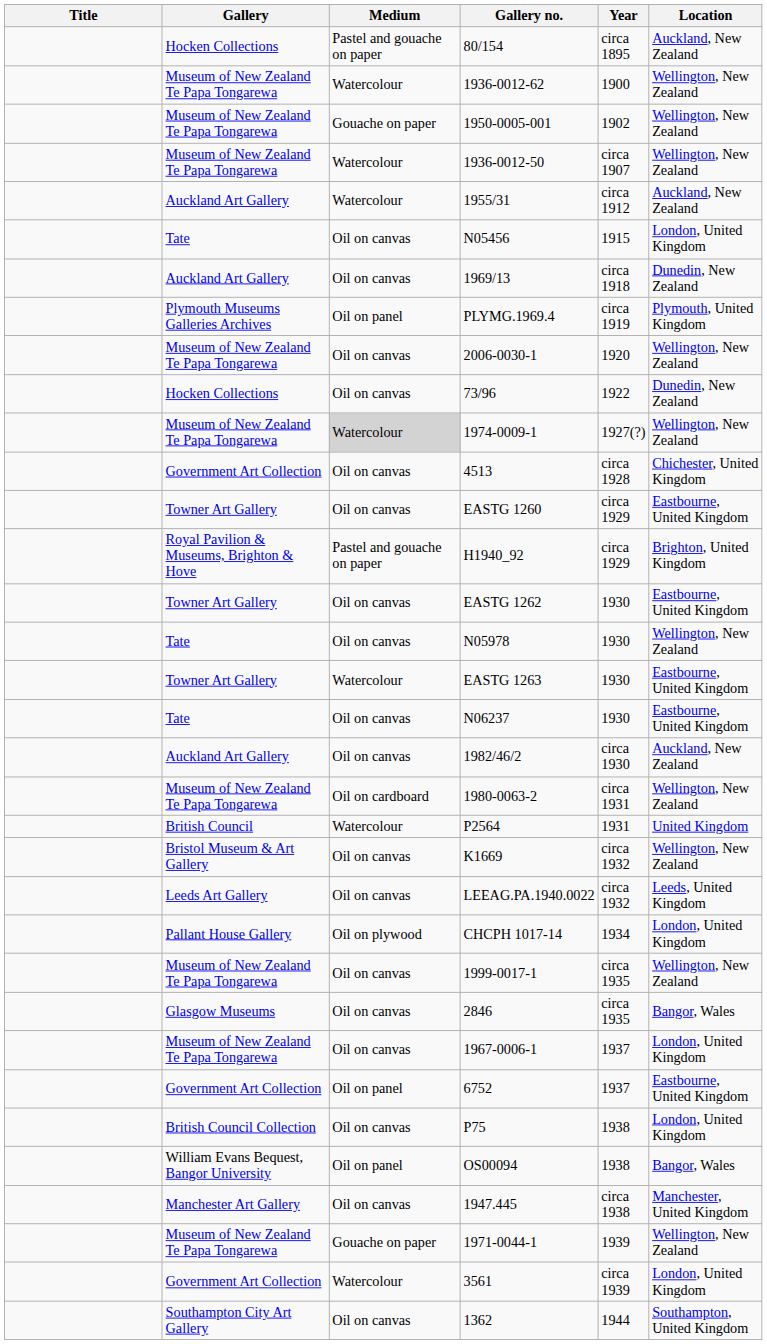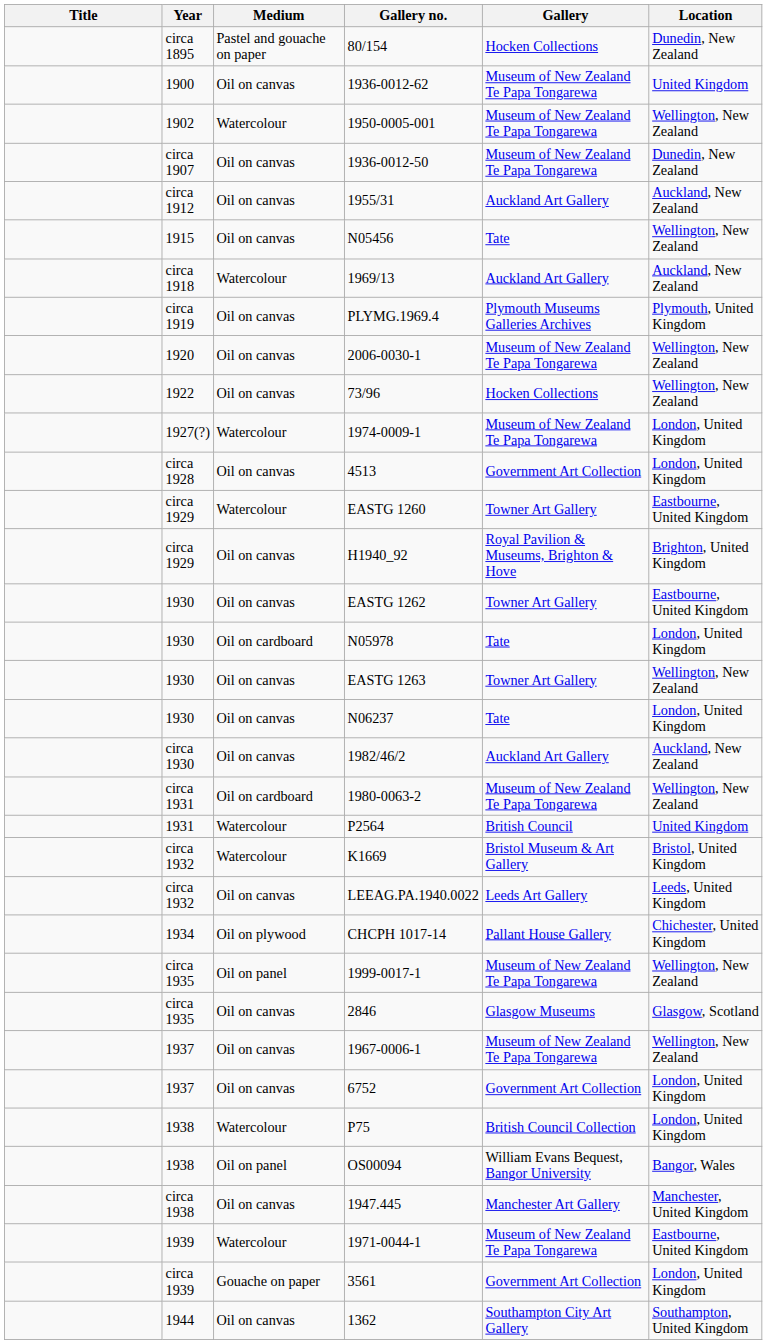columns swapped: (623, 15) <-> (246, 15)
(697, 46) Auckland, New Zealand -> (694, 46) Dunedin, New Zealand
(367, 84) Watercolour -> (256, 84) Oil on canvas
(701, 84) Wellington, New Zealand -> (700, 84) United Kingdom
(384, 123) Gouache on paper -> (251, 123) Watercolour
(367, 162) Watercolour -> (256, 162) Oil on canvas
(701, 162) Wellington, New Zealand -> (694, 162) Dunedin, New Zealand
(367, 200) Watercolour -> (256, 200) Oil on canvas
(697, 239) London, United Kingdom -> (701, 239) Wellington, New Zealand
(372, 278) Oil on canvas -> (251, 278) Watercolour
(694, 278) Dunedin, New Zealand -> (697, 278) Auckland, New Zealand
(368, 316) Oil on panel -> (256, 316) Oil on canvas
(694, 393) Dunedin, New Zealand -> (701, 393) Wellington, New Zealand
(367, 432) lightgrey background -> (251, 432) no background
(701, 432) Wellington, New Zealand -> (697, 432) London, United Kingdom
(705, 471) Chichester, United Kingdom -> (697, 471) London, United Kingdom
(372, 509) Oil on canvas -> (251, 509) Watercolour
(387, 556) Pastel and gouache on paper -> (256, 556) Oil on canvas
(372, 641) Oil on canvas -> (265, 641) Oil on cardboard
(701, 641) Wellington, New Zealand -> (697, 641) London, United Kingdom
(367, 680) Watercolour -> (256, 680) Oil on canvas
(700, 680) Eastbourne, United Kingdom -> (701, 680) Wellington, New Zealand
(700, 718) Eastbourne, United Kingdom -> (697, 718) London, United Kingdom
(372, 857) Oil on canvas -> (251, 857) Watercolour
(701, 857) Wellington, New Zealand -> (694, 857) Bristol, United Kingdom
(697, 934) London, United Kingdom -> (705, 934) Chichester, United Kingdom
(372, 972) Oil on canvas -> (252, 972) Oil on panel
(693, 1011) Bangor, Wales -> (705, 1011) Glasgow, Scotland
(697, 1050) London, United Kingdom -> (701, 1050) Wellington, New Zealand
(368, 1088) Oil on panel -> (256, 1088) Oil on canvas
(700, 1088) Eastbourne, United Kingdom -> (697, 1088) London, United Kingdom
(372, 1127) Oil on canvas -> (251, 1127) Watercolour
(384, 1243) Gouache on paper -> (251, 1243) Watercolour
(701, 1243) Wellington, New Zealand -> (700, 1243) Eastbourne, United Kingdom
(367, 1281) Watercolour -> (268, 1281) Gouache on paper
